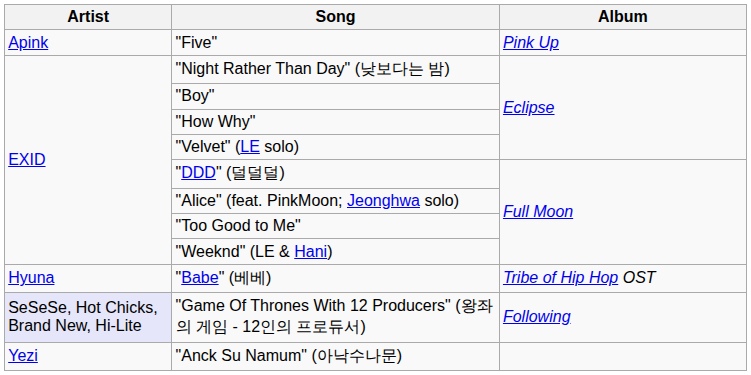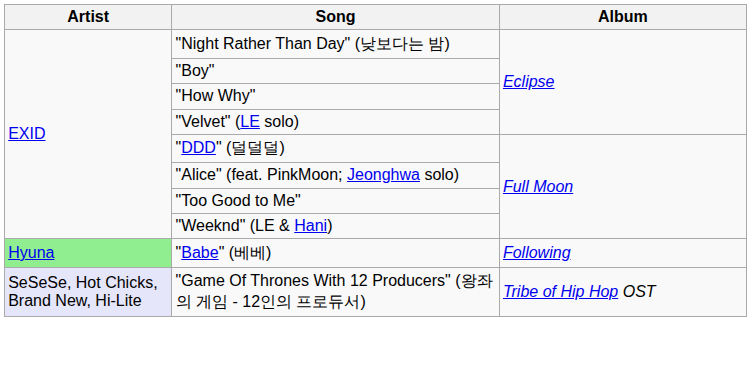- row: (196, 42)
(31, 278) no background -> (31, 253) lightgreen background
(579, 278) Tribe of Hip Hop OST -> (537, 253) Following
(537, 317) Following -> (579, 291) Tribe of Hip Hop OST
- row: (289, 355)
